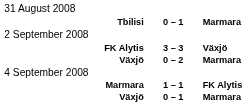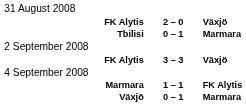+ row: (124, 22)
- row: (132, 60)
